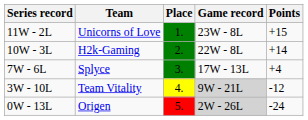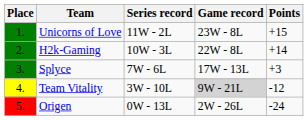columns swapped: (179, 13) <-> (40, 13)
(275, 69) +4 -> (275, 69) +3
(220, 106) lightgrey background -> (220, 106) no background
